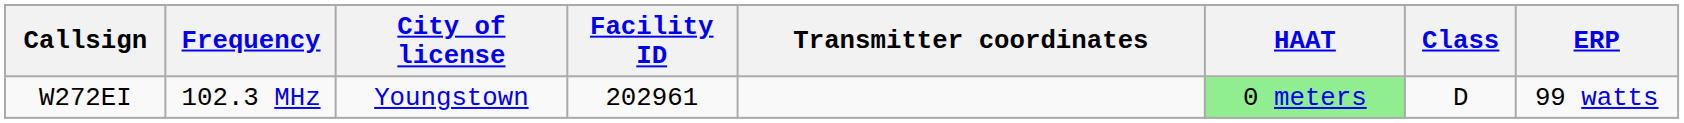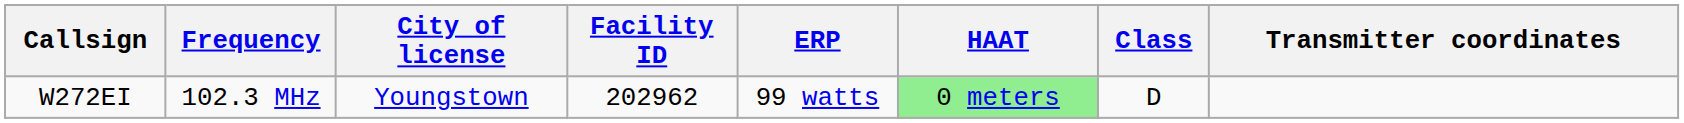columns swapped: (1597, 41) <-> (971, 41)
(652, 98) 202961 -> (652, 98) 202962
